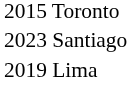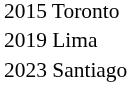rows swapped: (51, 69) <-> (66, 40)
